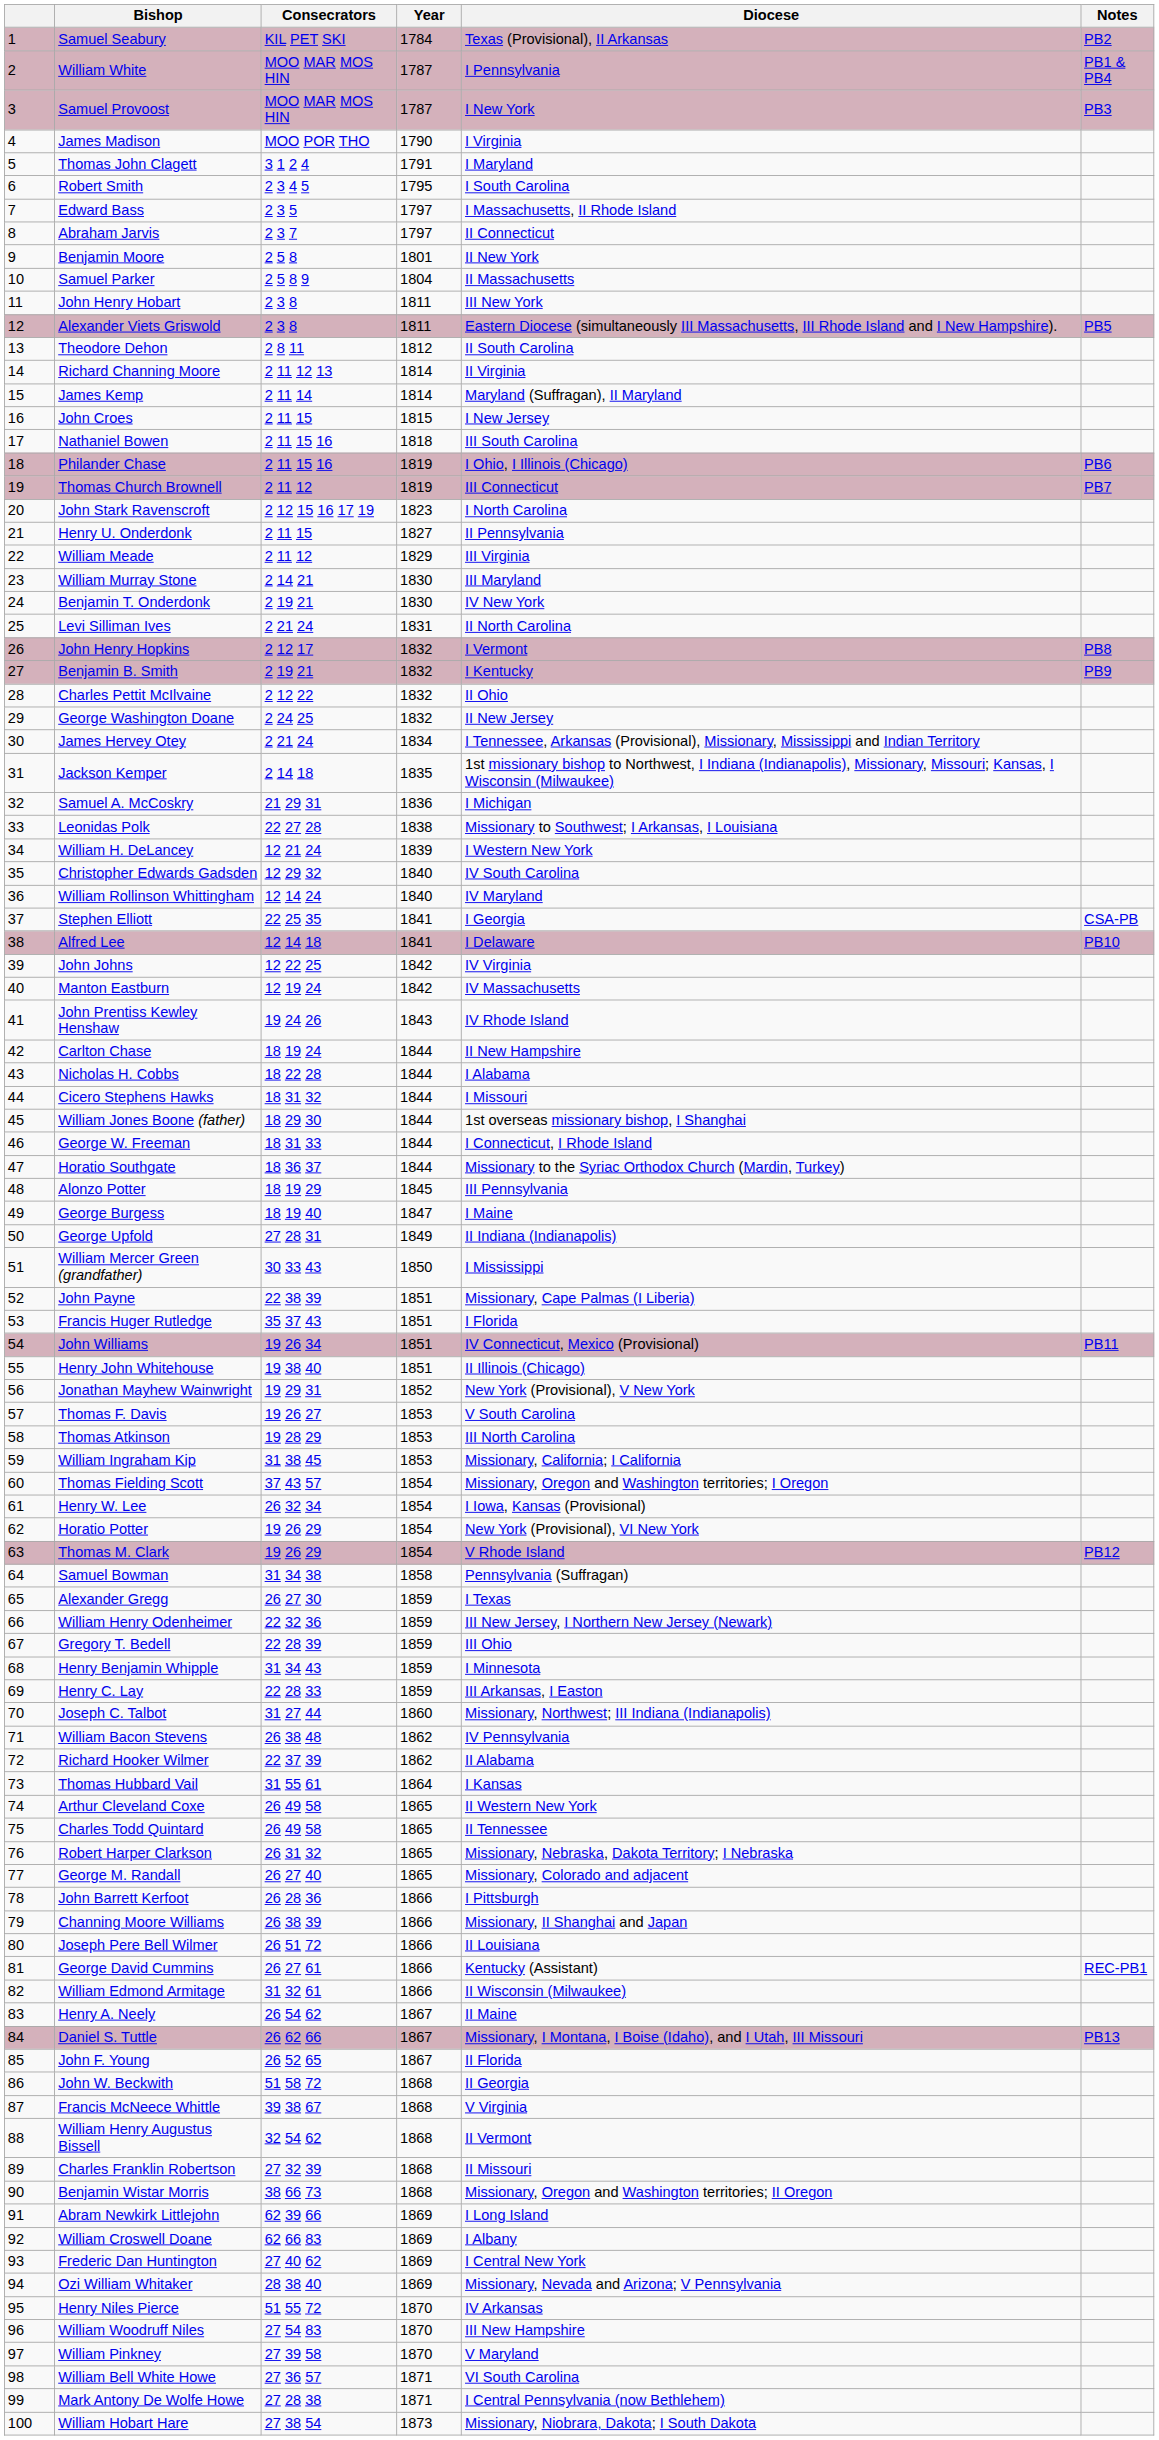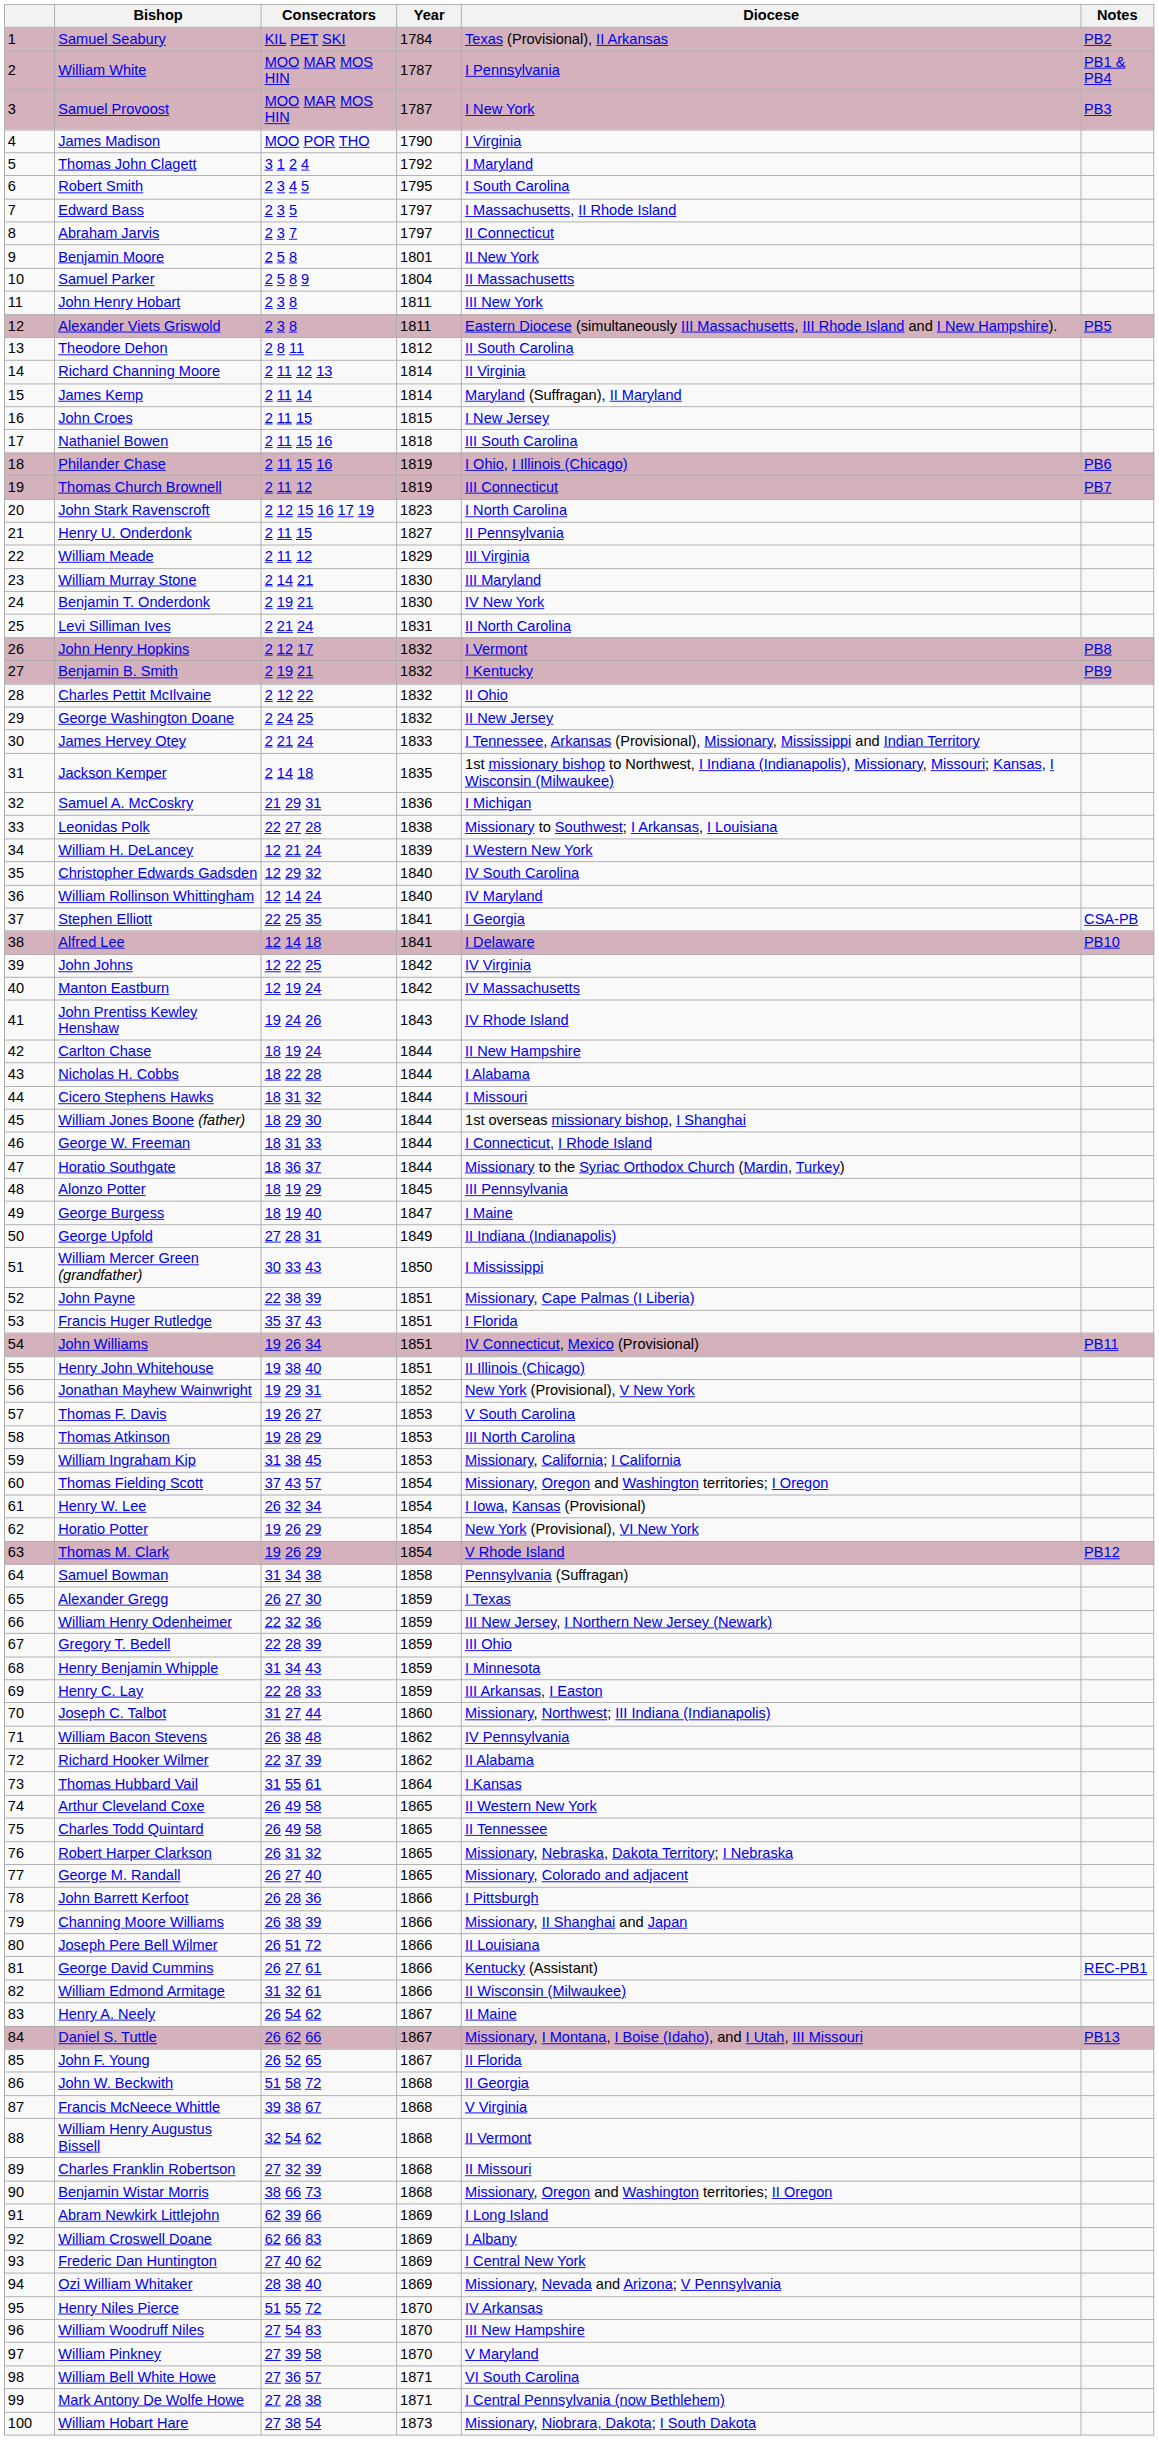(416, 164) 1791 -> (416, 164) 1792
(416, 741) 1834 -> (416, 741) 1833
